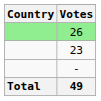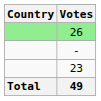rows swapped: (76, 50) <-> (76, 68)
